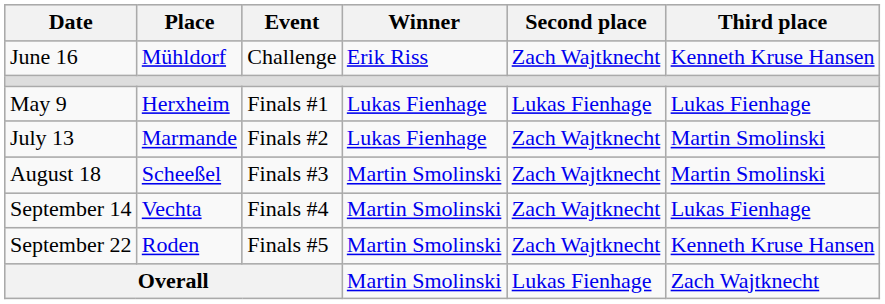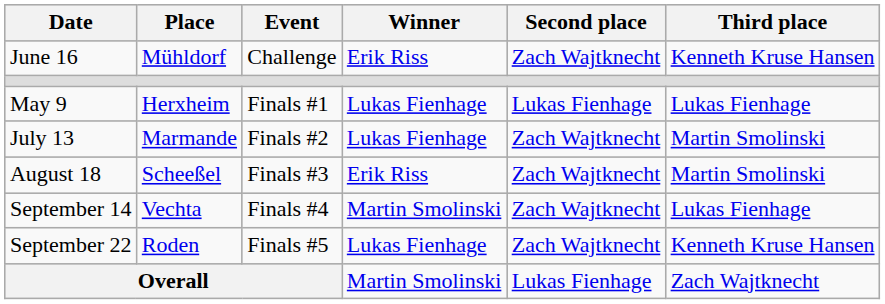(424, 174) Martin Smolinski -> (387, 174) Erik Riss
(424, 245) Martin Smolinski -> (417, 245) Lukas Fienhage
